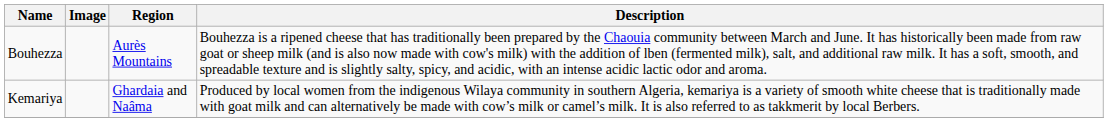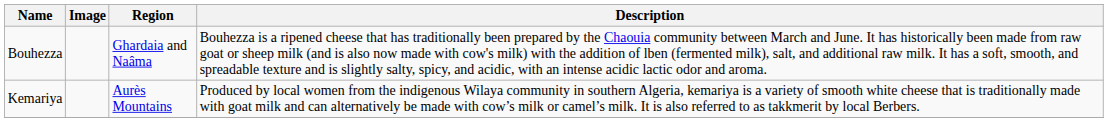(142, 53) Aurès Mountains -> (150, 53) Ghardaia and Naâma
(150, 98) Ghardaia and Naâma -> (142, 98) Aurès Mountains
